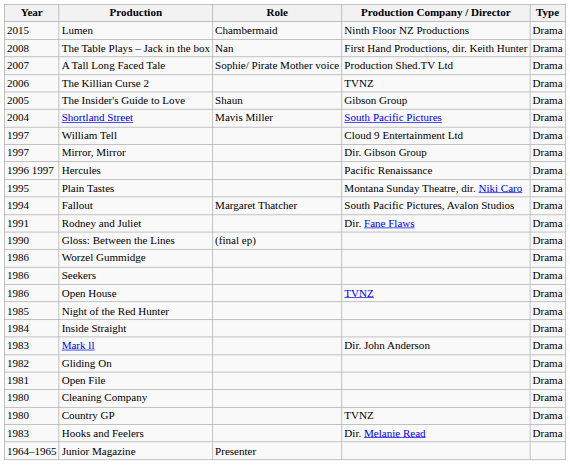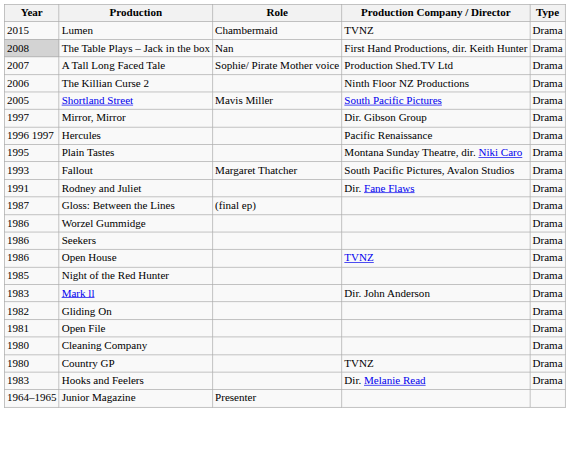(407, 30) Ninth Floor NZ Productions -> (359, 30) TVNZ
(18, 48) no background -> (18, 48) lightgrey background
(359, 83) TVNZ -> (407, 83) Ninth Floor NZ Productions
- row: (123, 100)
(18, 118) 2004 -> (18, 100) 2005
- row: (89, 135)
(18, 205) 1994 -> (18, 170) 1993
(18, 240) 1990 -> (18, 205) 1987
- row: (94, 328)
